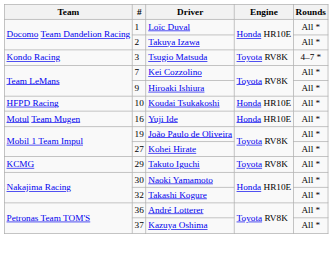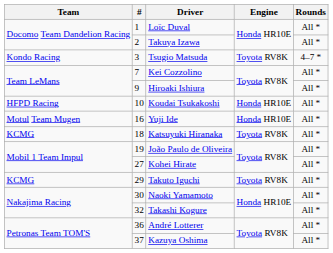+ row: (185, 133)
